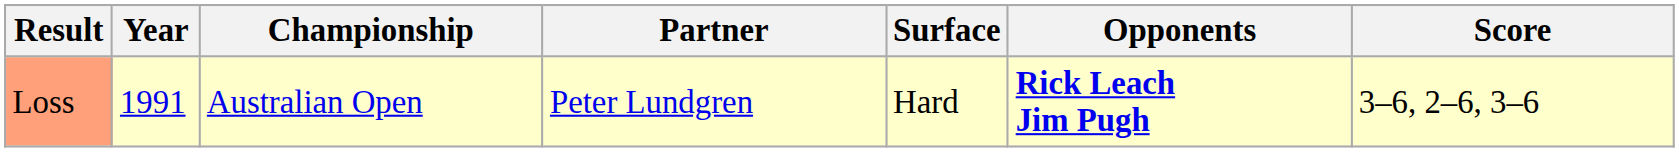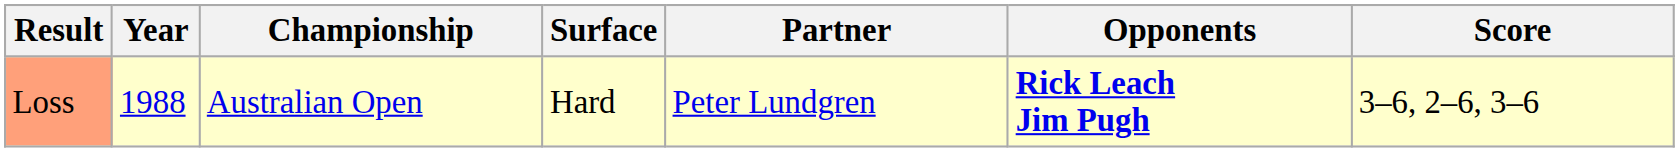columns swapped: (947, 30) <-> (714, 30)
(153, 100) 1991 -> (153, 100) 1988
